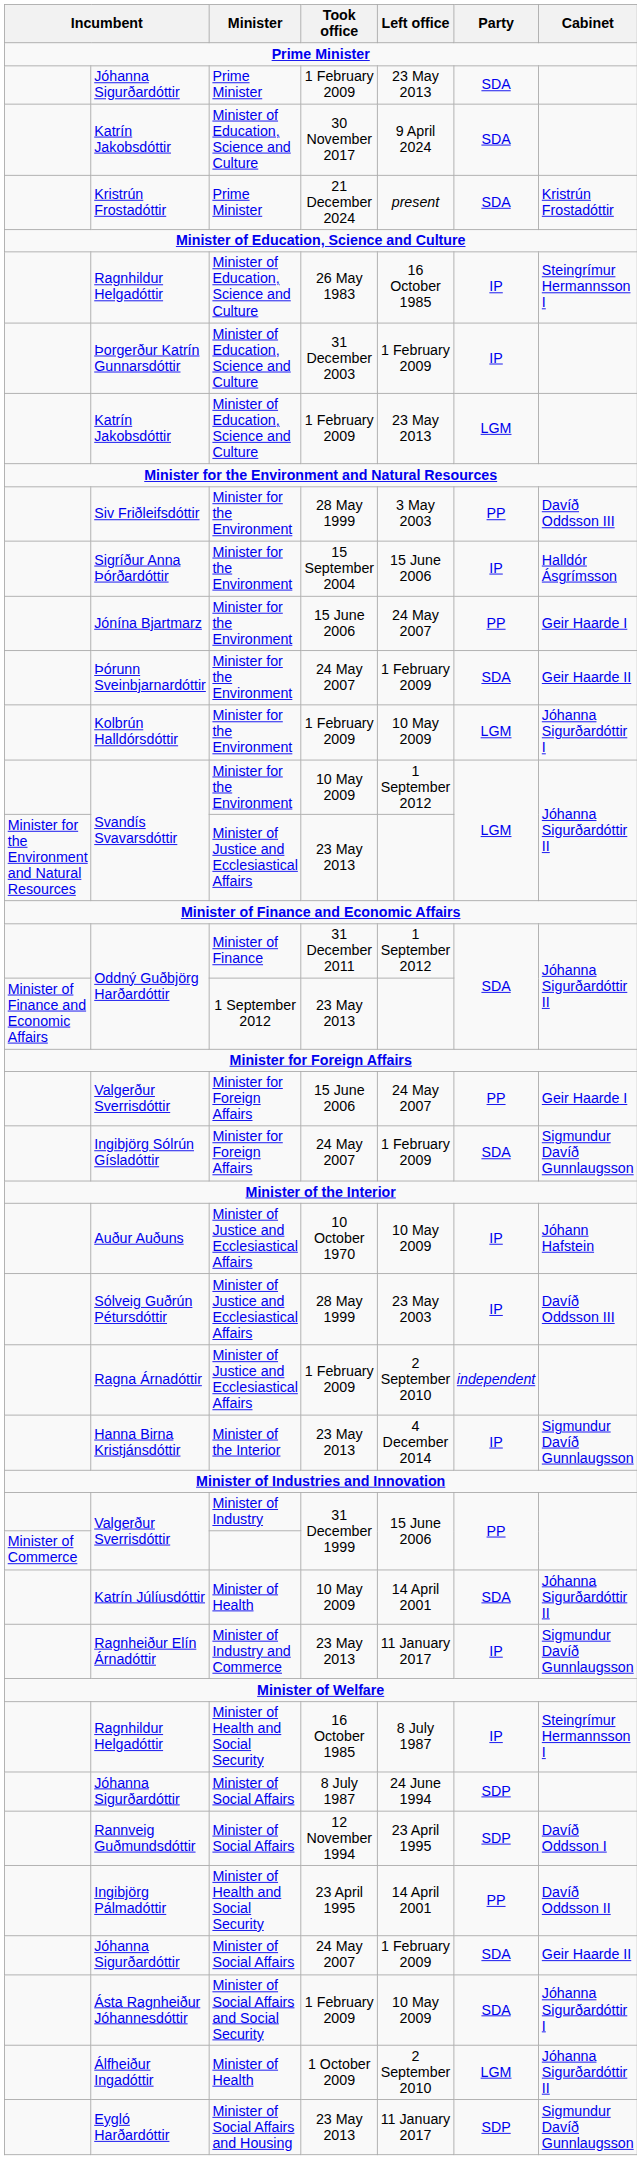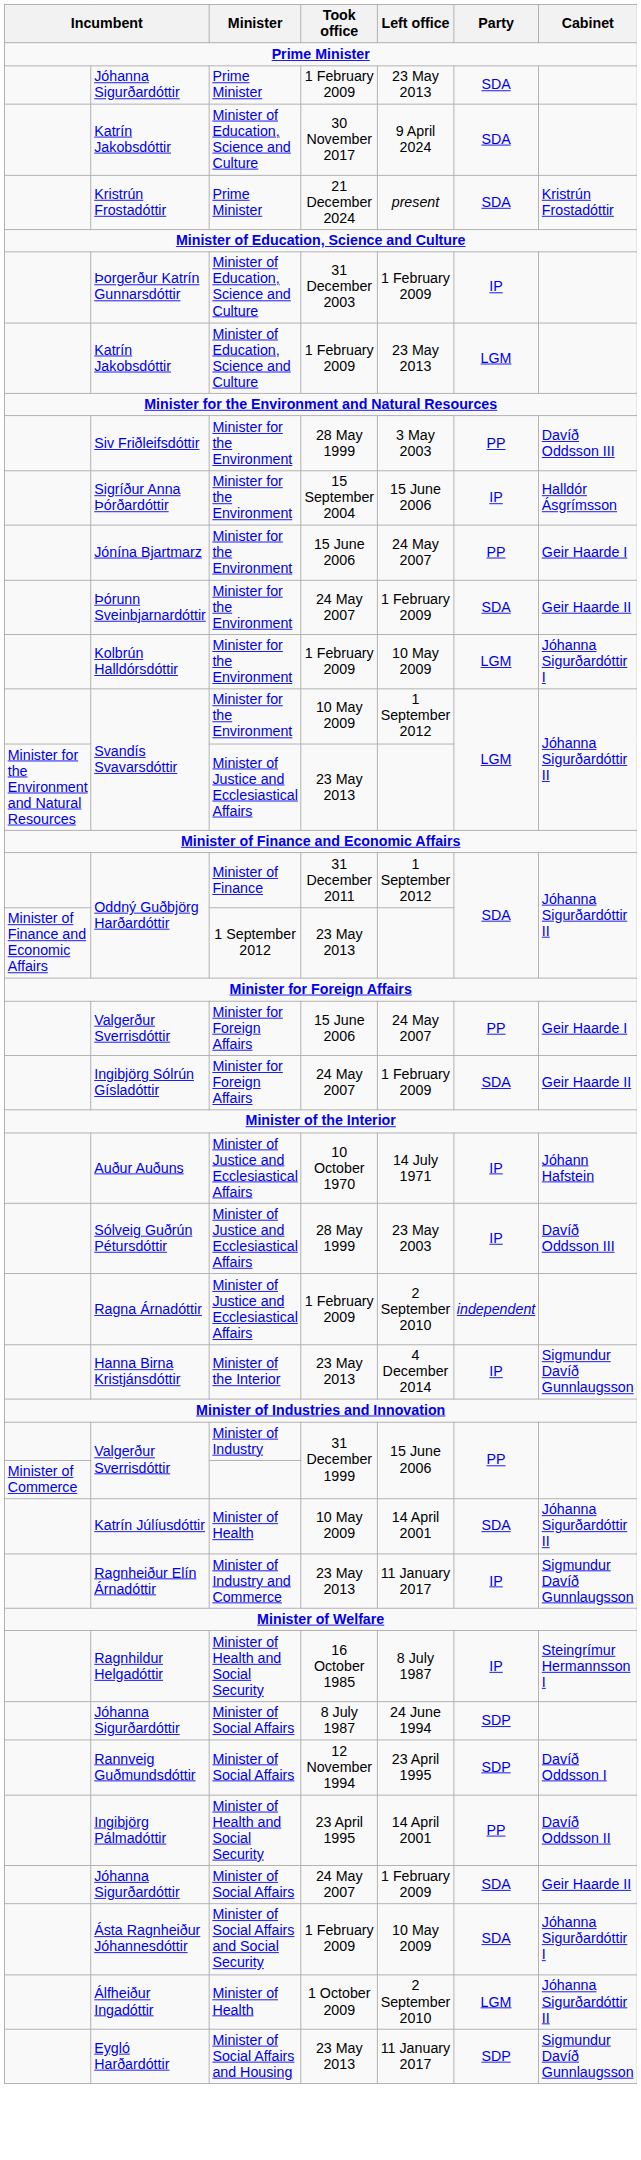- row: (129, 287)
(588, 1153) Sigmundur Davíð Gunnlaugsson -> (587, 1082) Geir Haarde II
(415, 1238) 10 May 2009 -> (415, 1168) 14 July 1971
